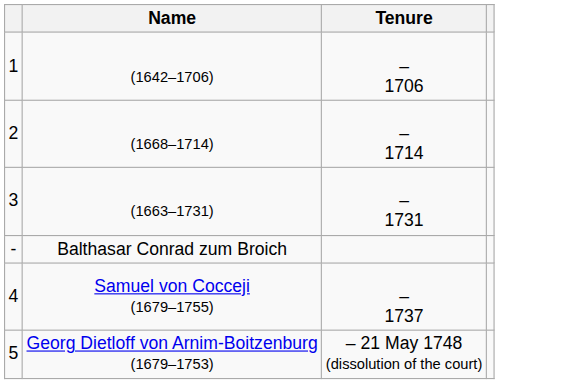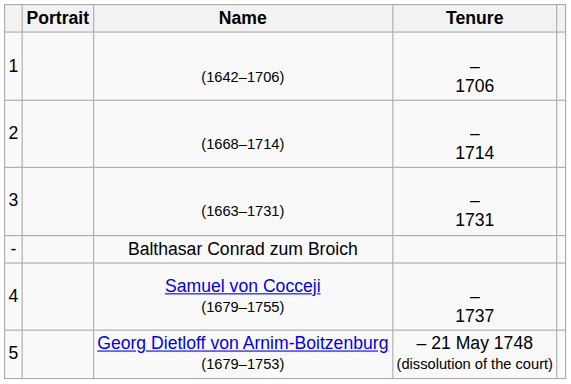+ column: (58, 18)
